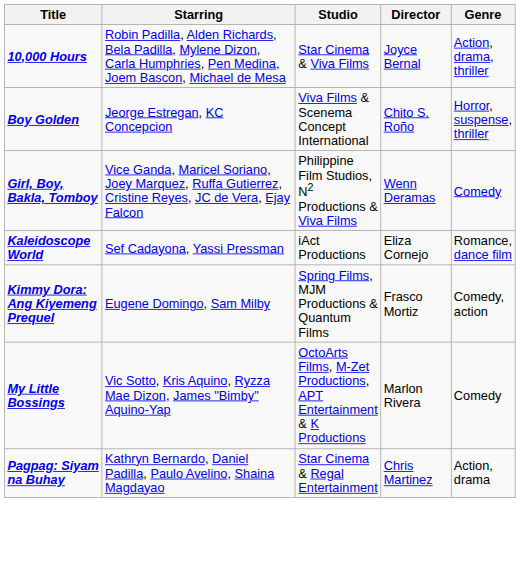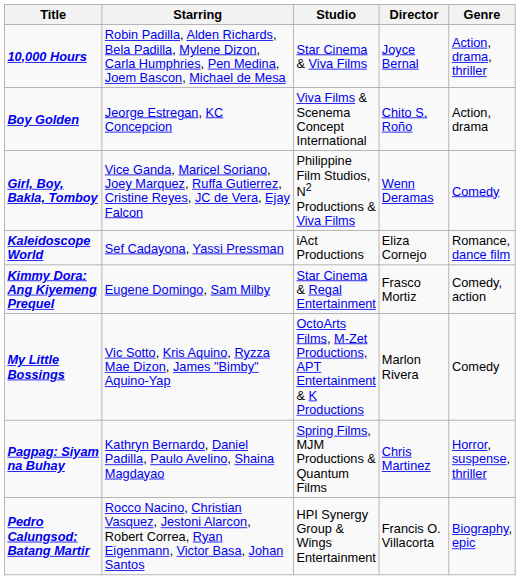(483, 119) Horror, suspense, thriller -> (471, 119) Action, drama
(338, 304) Spring Films, MJM Productions & Quantum Films -> (336, 290) Star Cinema & Regal Entertainment
(338, 473) Star Cinema & Regal Entertainment -> (336, 459) Spring Films, MJM Productions & Quantum Films
(473, 473) Action, drama -> (481, 459) Horror, suspense, thriller
+ row: (49, 536)
